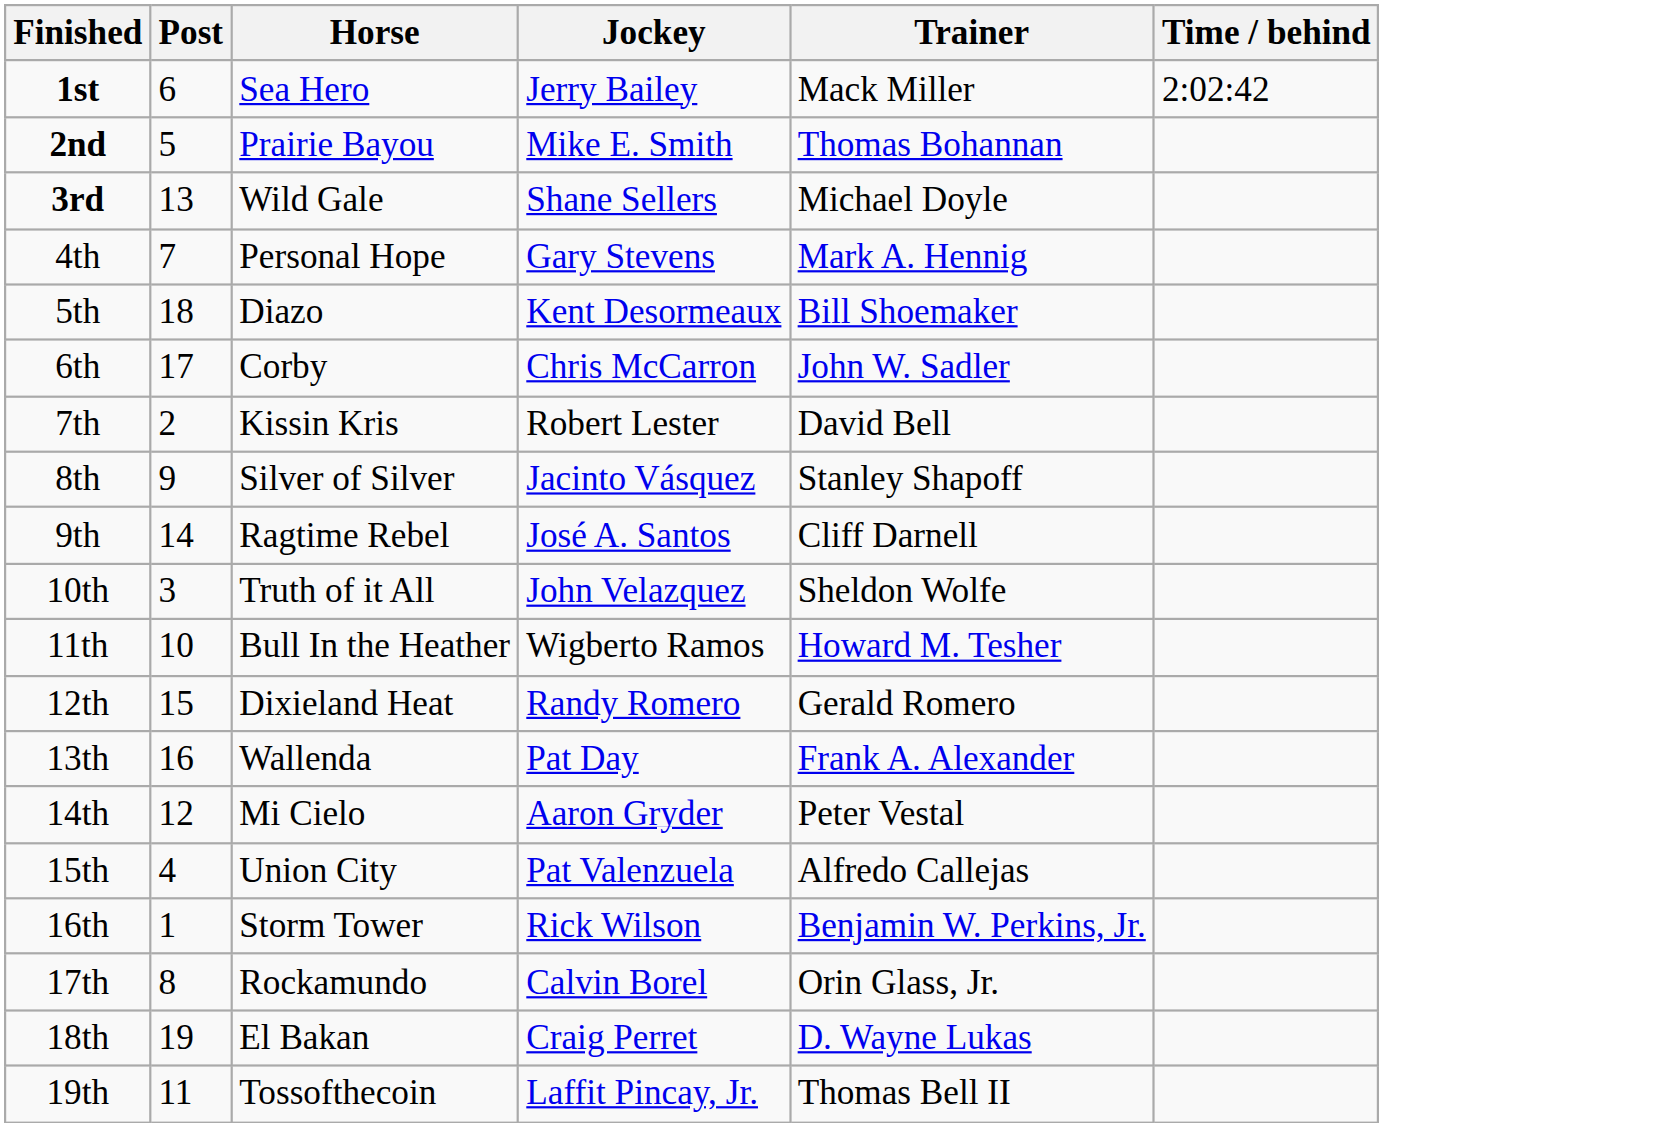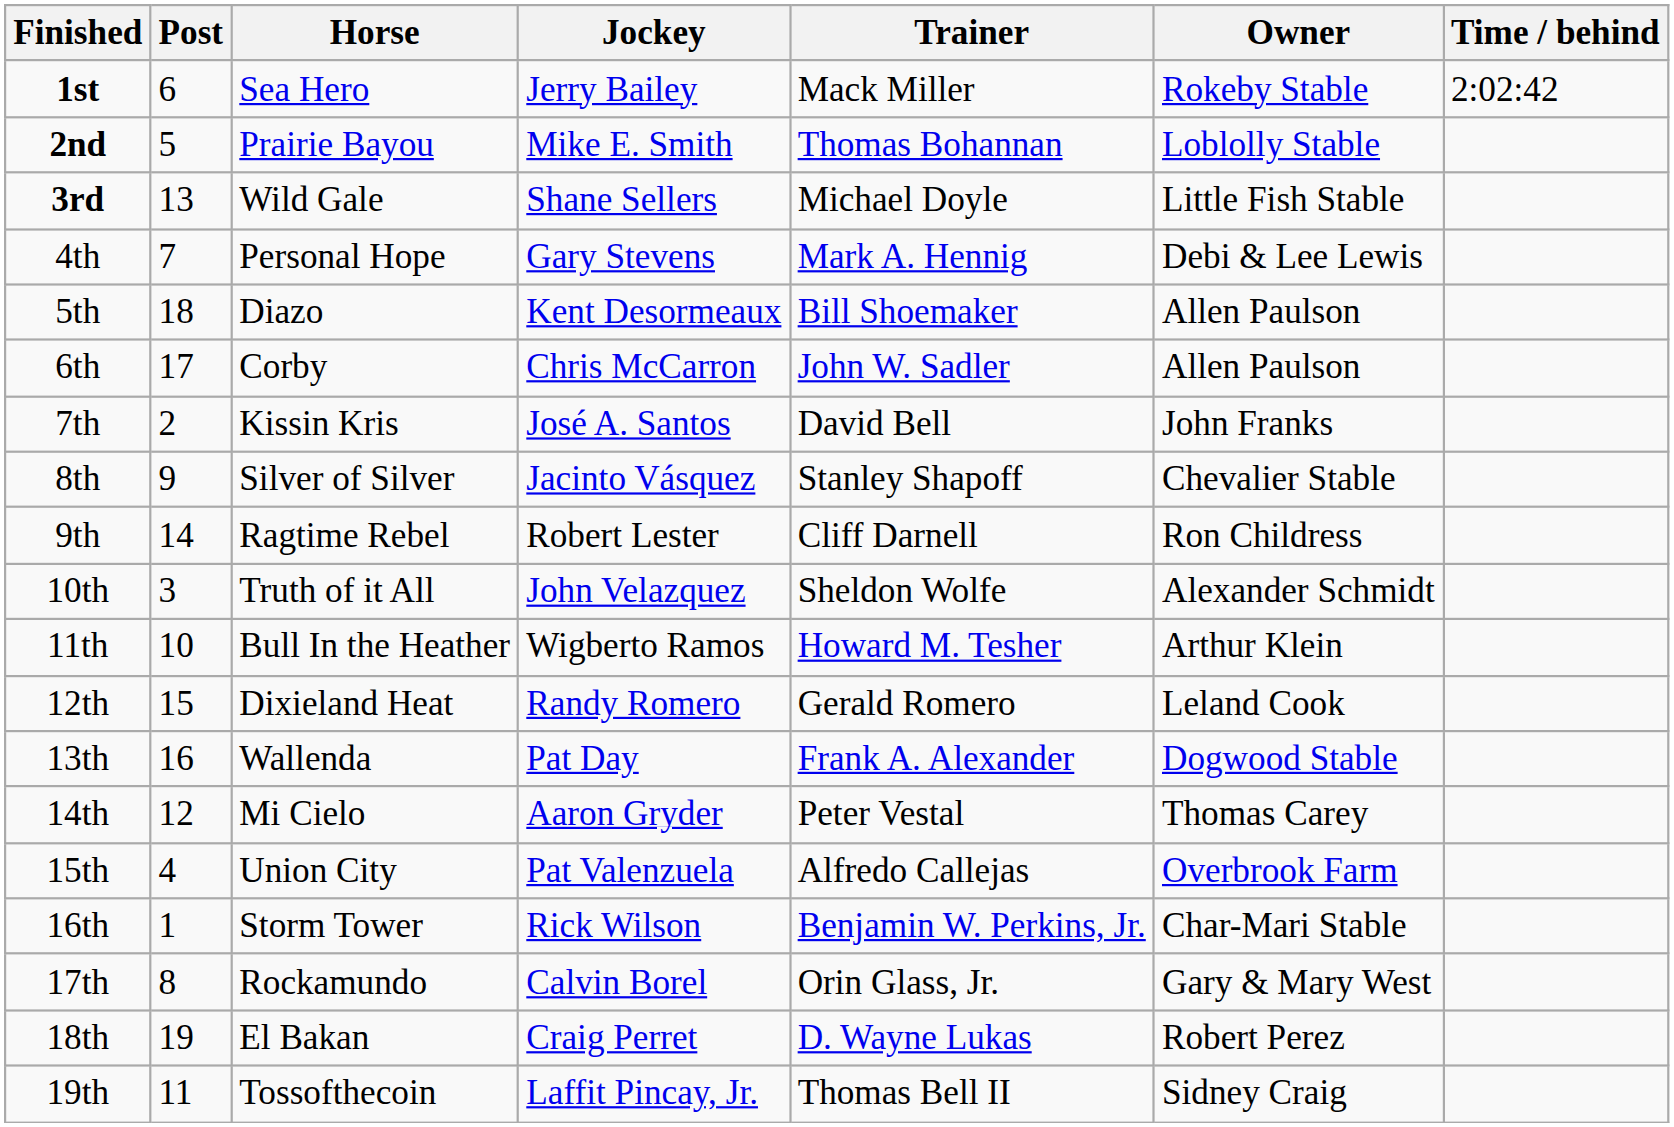+ column: (1298, 32)
(623, 423) Robert Lester -> (628, 423) José A. Santos
(628, 534) José A. Santos -> (623, 534) Robert Lester
